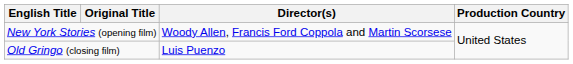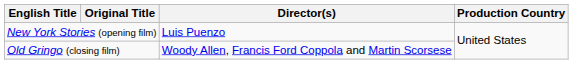(307, 31) Woody Allen, Francis Ford Coppola and Martin Scorsese -> (194, 31) Luis Puenzo
(194, 50) Luis Puenzo -> (307, 50) Woody Allen, Francis Ford Coppola and Martin Scorsese
